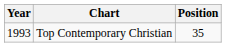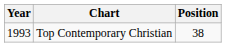(198, 32) 35 -> (198, 32) 38
